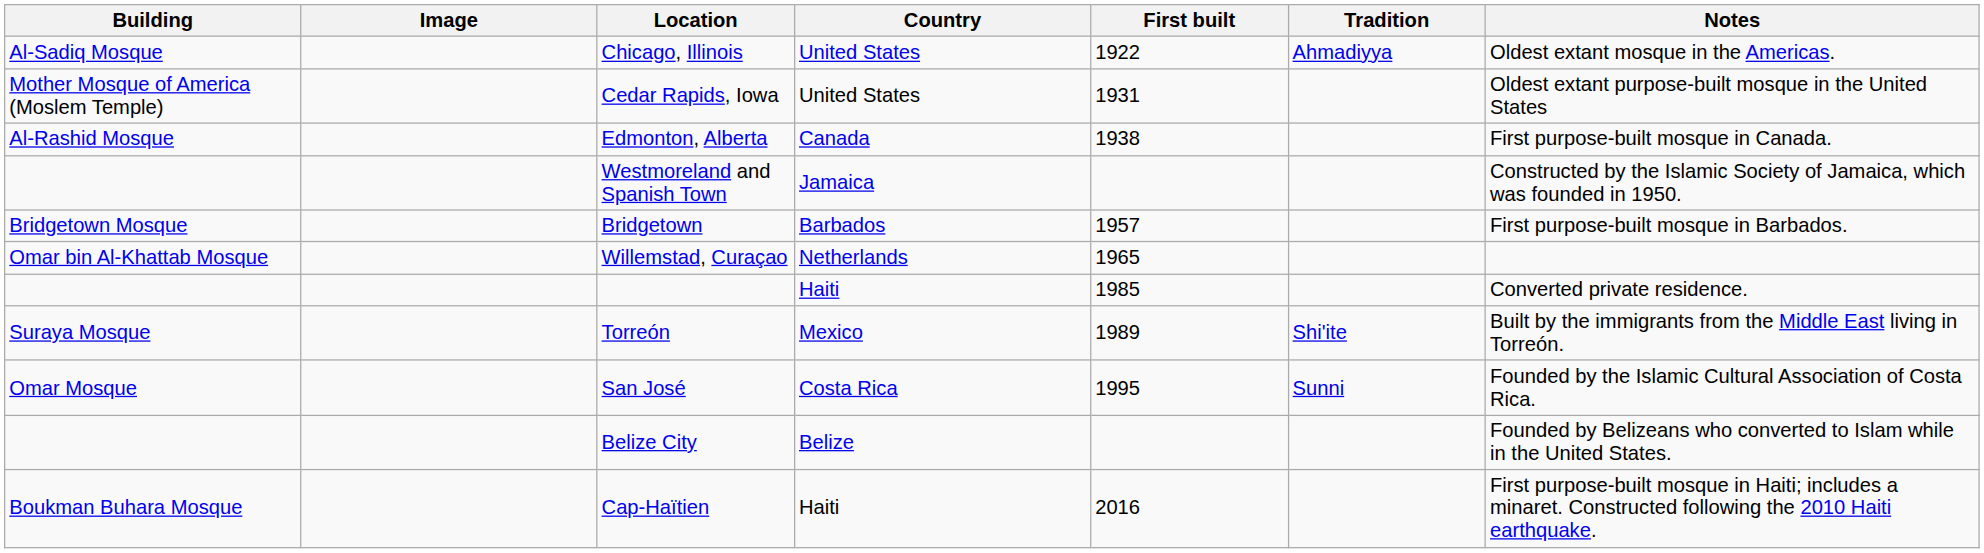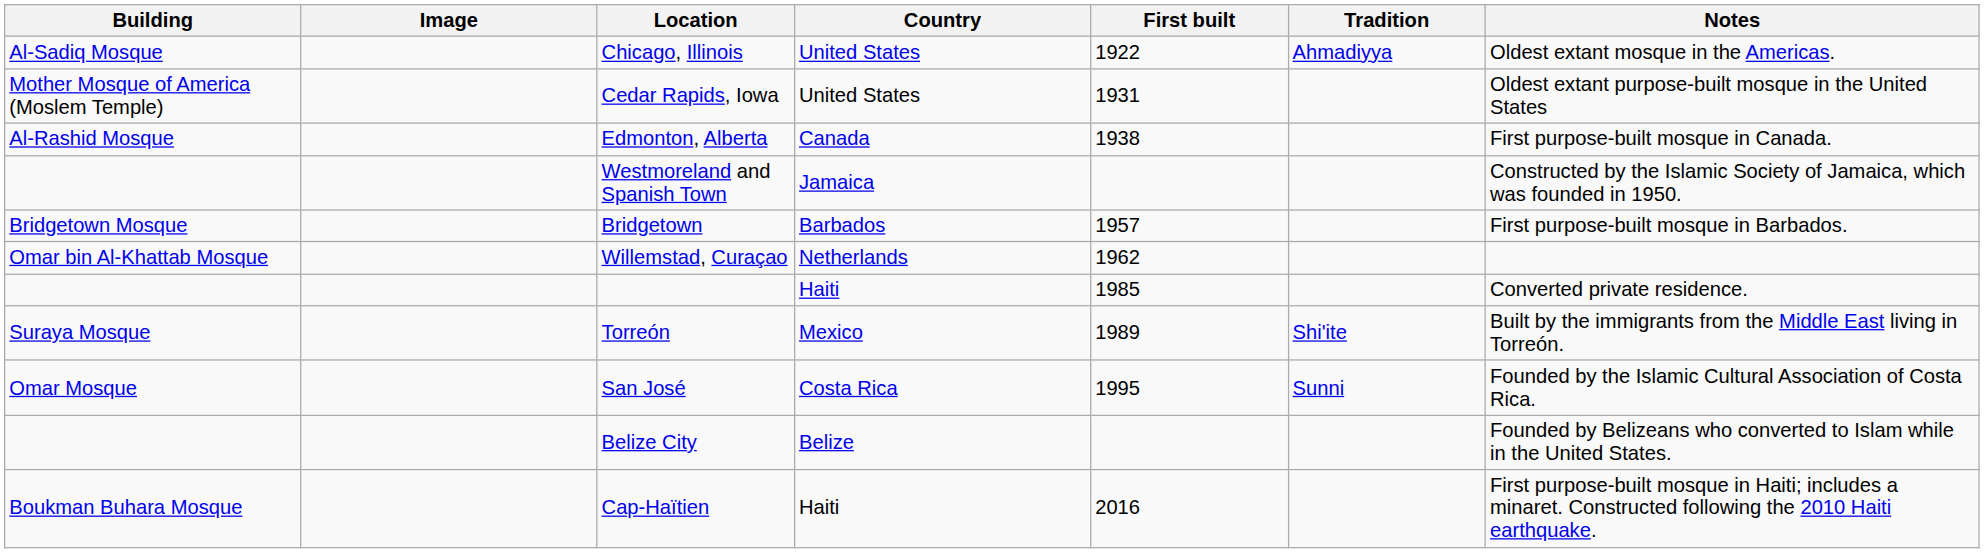(1118, 257) 1965 -> (1118, 257) 1962
